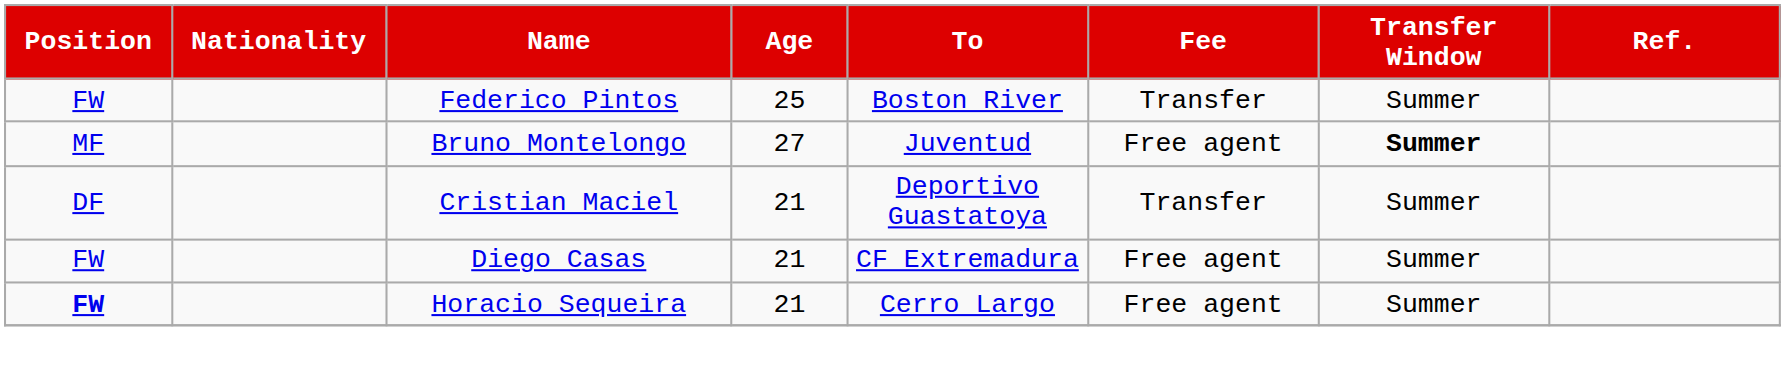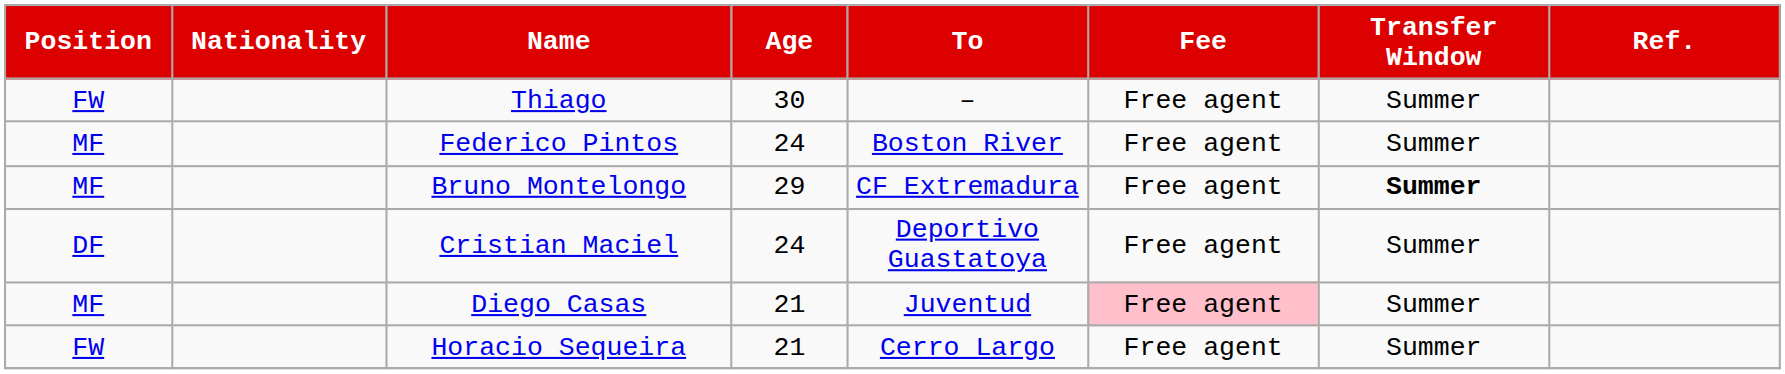+ row: (559, 100)
(88, 100) FW -> (88, 144) MF
(789, 100) 25 -> (789, 144) 24
(1203, 100) Transfer -> (1203, 144) Free agent
(789, 144) 27 -> (789, 187) 29
(967, 144) Juventud -> (967, 187) CF Extremadura
(789, 202) 21 -> (789, 245) 24
(1203, 202) Transfer -> (1203, 245) Free agent
(88, 261) FW -> (88, 304) MF
(967, 261) CF Extremadura -> (967, 304) Juventud
(1203, 261) no background -> (1203, 304) pink background
(88, 304) bold -> (88, 347) normal
